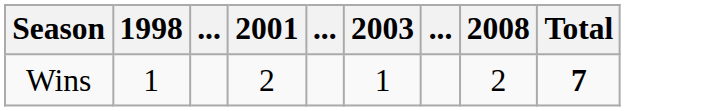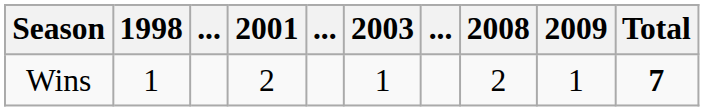+ column: (576, 29)
